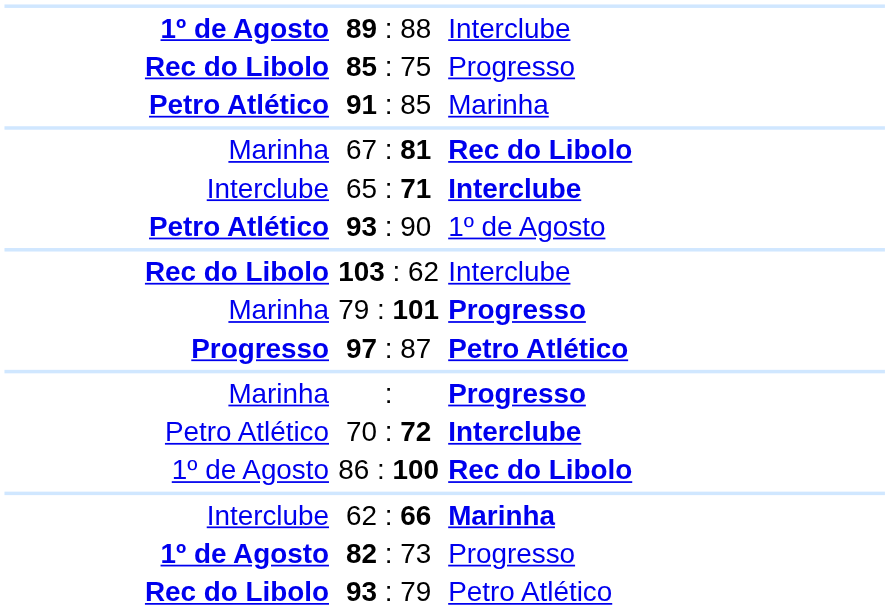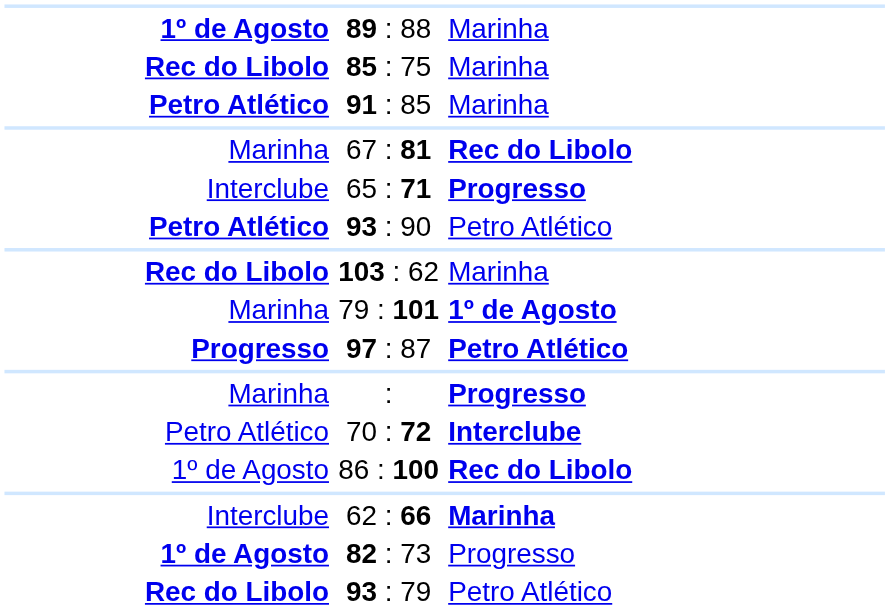(509, 28) Interclube -> (498, 28) Marinha
(512, 66) Progresso -> (498, 66) Marinha
(515, 188) Interclube -> (517, 188) Progresso
(527, 226) 1º de Agosto -> (530, 226) Petro Atlético
(509, 272) Interclube -> (498, 272) Marinha
(517, 310) Progresso -> (532, 310) 1º de Agosto
